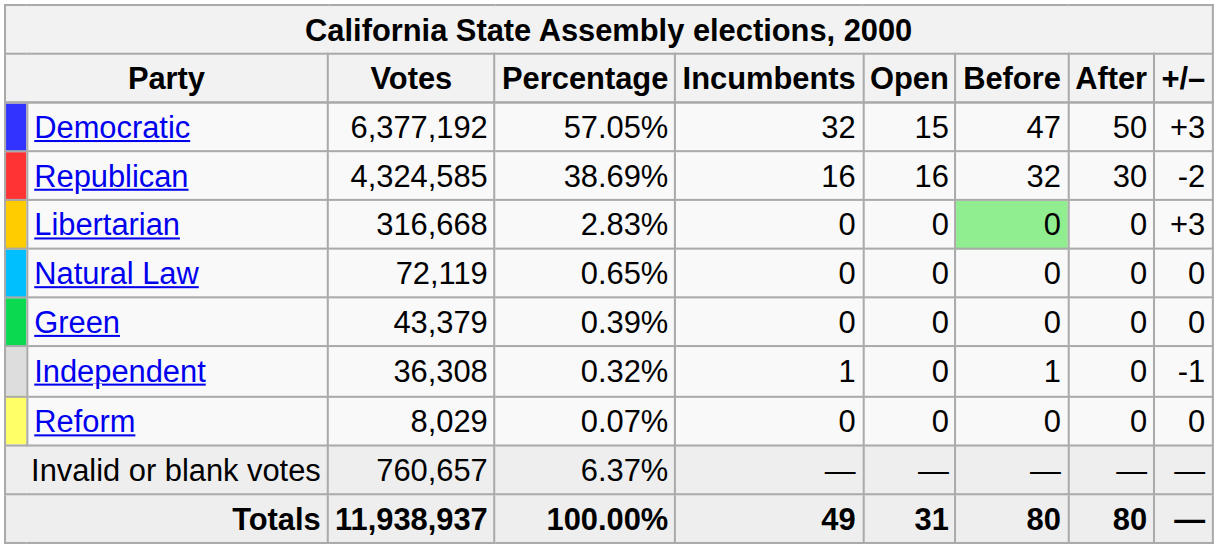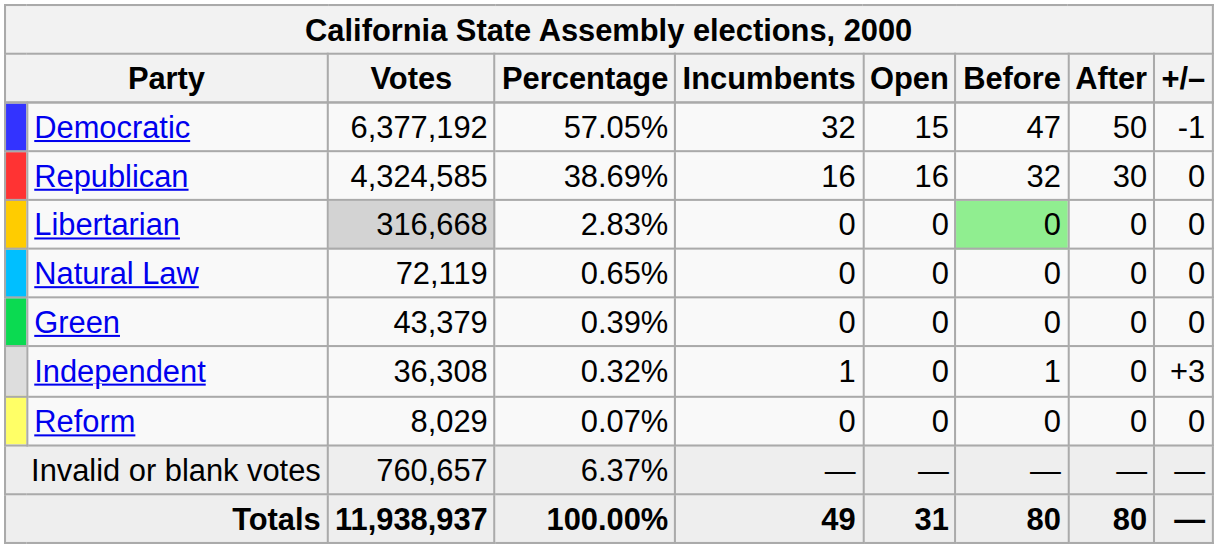(1188, 127) +3 -> (1191, 127) -1
(1191, 176) -2 -> (1197, 176) 0
(432, 225) no background -> (432, 225) lightgrey background
(1188, 225) +3 -> (1197, 225) 0
(1191, 372) -1 -> (1188, 372) +3
